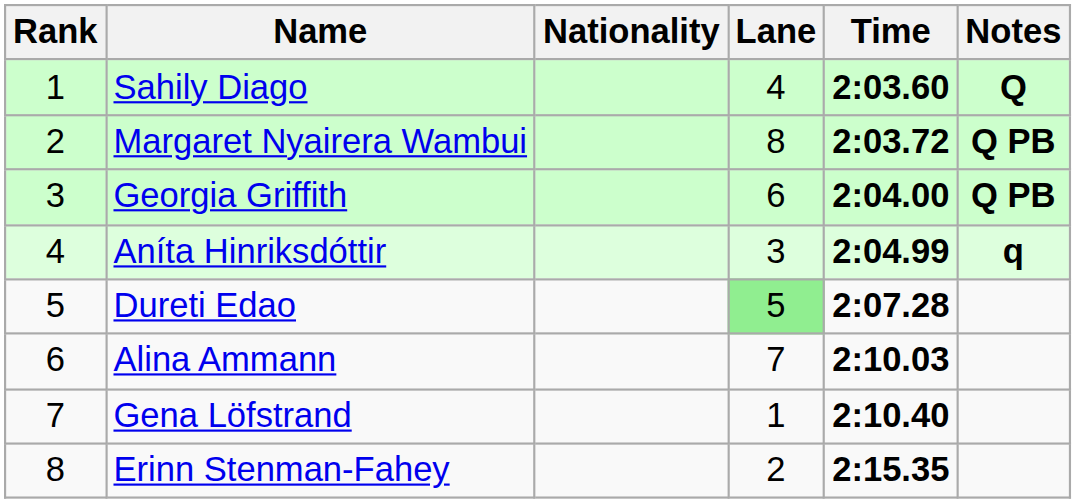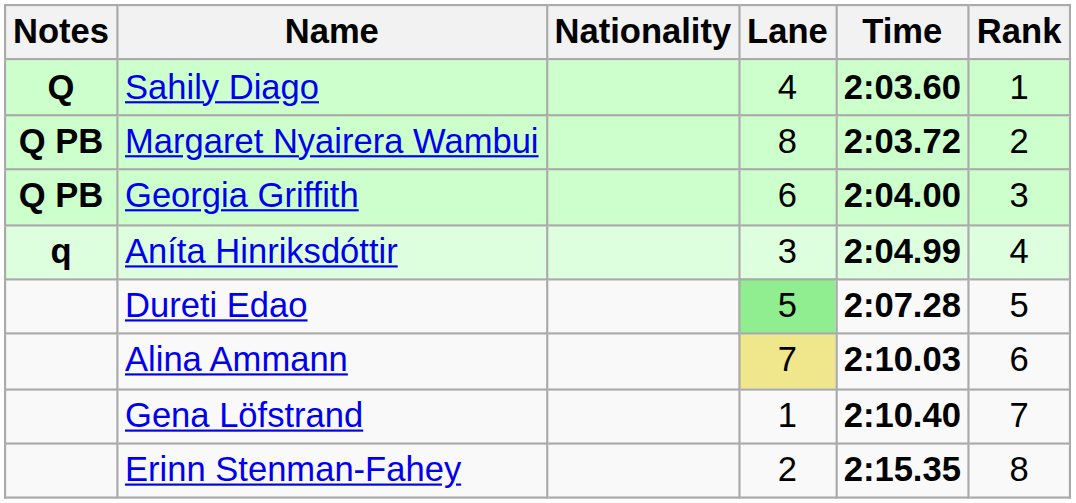columns swapped: (55, 31) <-> (1013, 31)
(776, 360) no background -> (787, 360) khaki background
